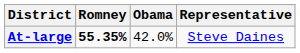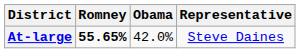(102, 37) 55.35% -> (102, 37) 55.65%
